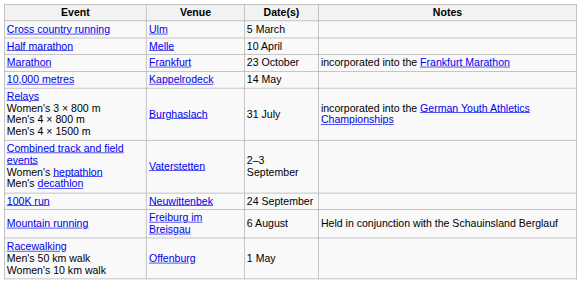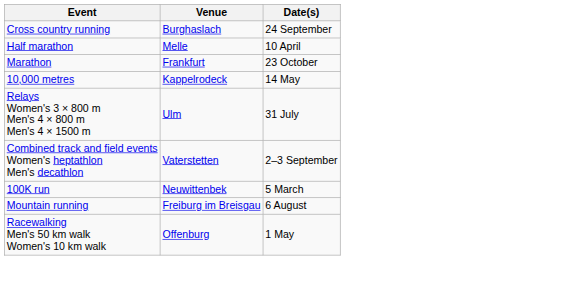- column: (447, 12)
(158, 29) Ulm -> (192, 29) Burghaslach
(266, 29) 5 March -> (299, 29) 24 September
(178, 114) Burghaslach -> (172, 114) Ulm
(280, 201) 24 September -> (284, 189) 5 March
